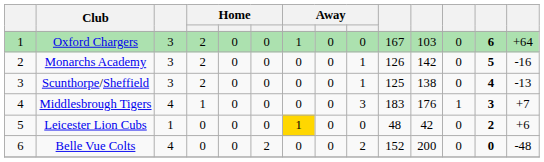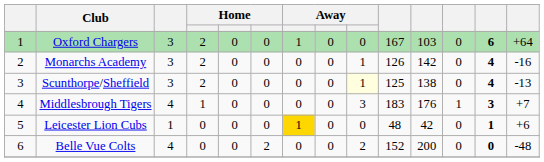(491, 62) 5 -> (491, 62) 4
(363, 83) no background -> (363, 83) lightyellow background
(491, 124) 2 -> (491, 124) 1
